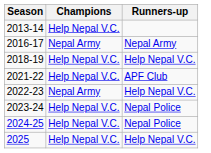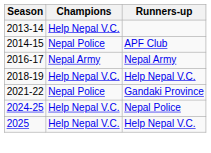+ row: (25, 44)
(84, 76) Help Nepal V.C. -> (77, 92) Nepal Police
(146, 76) APF Club -> (164, 92) Gandaki Province
- row: (25, 92)
- row: (25, 108)
